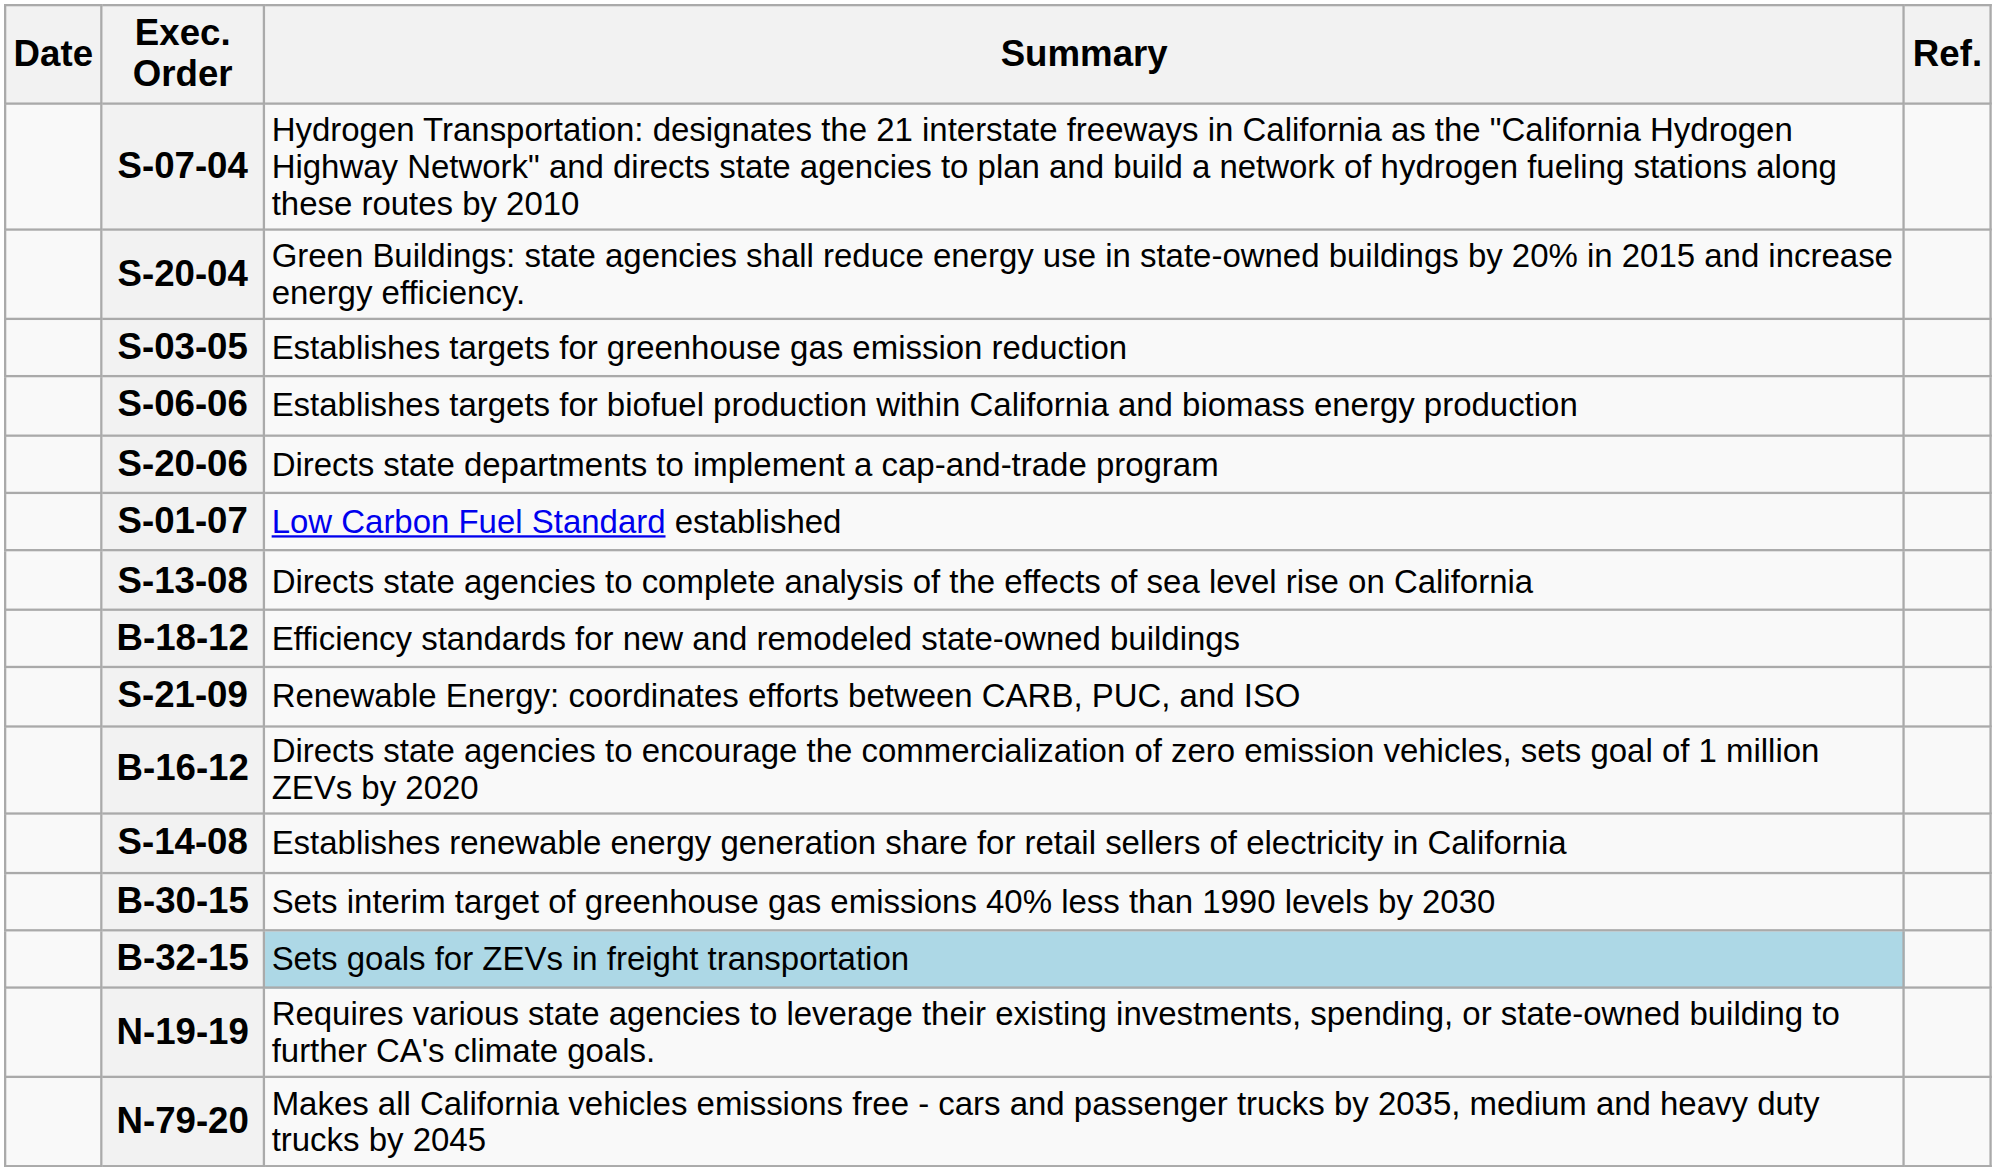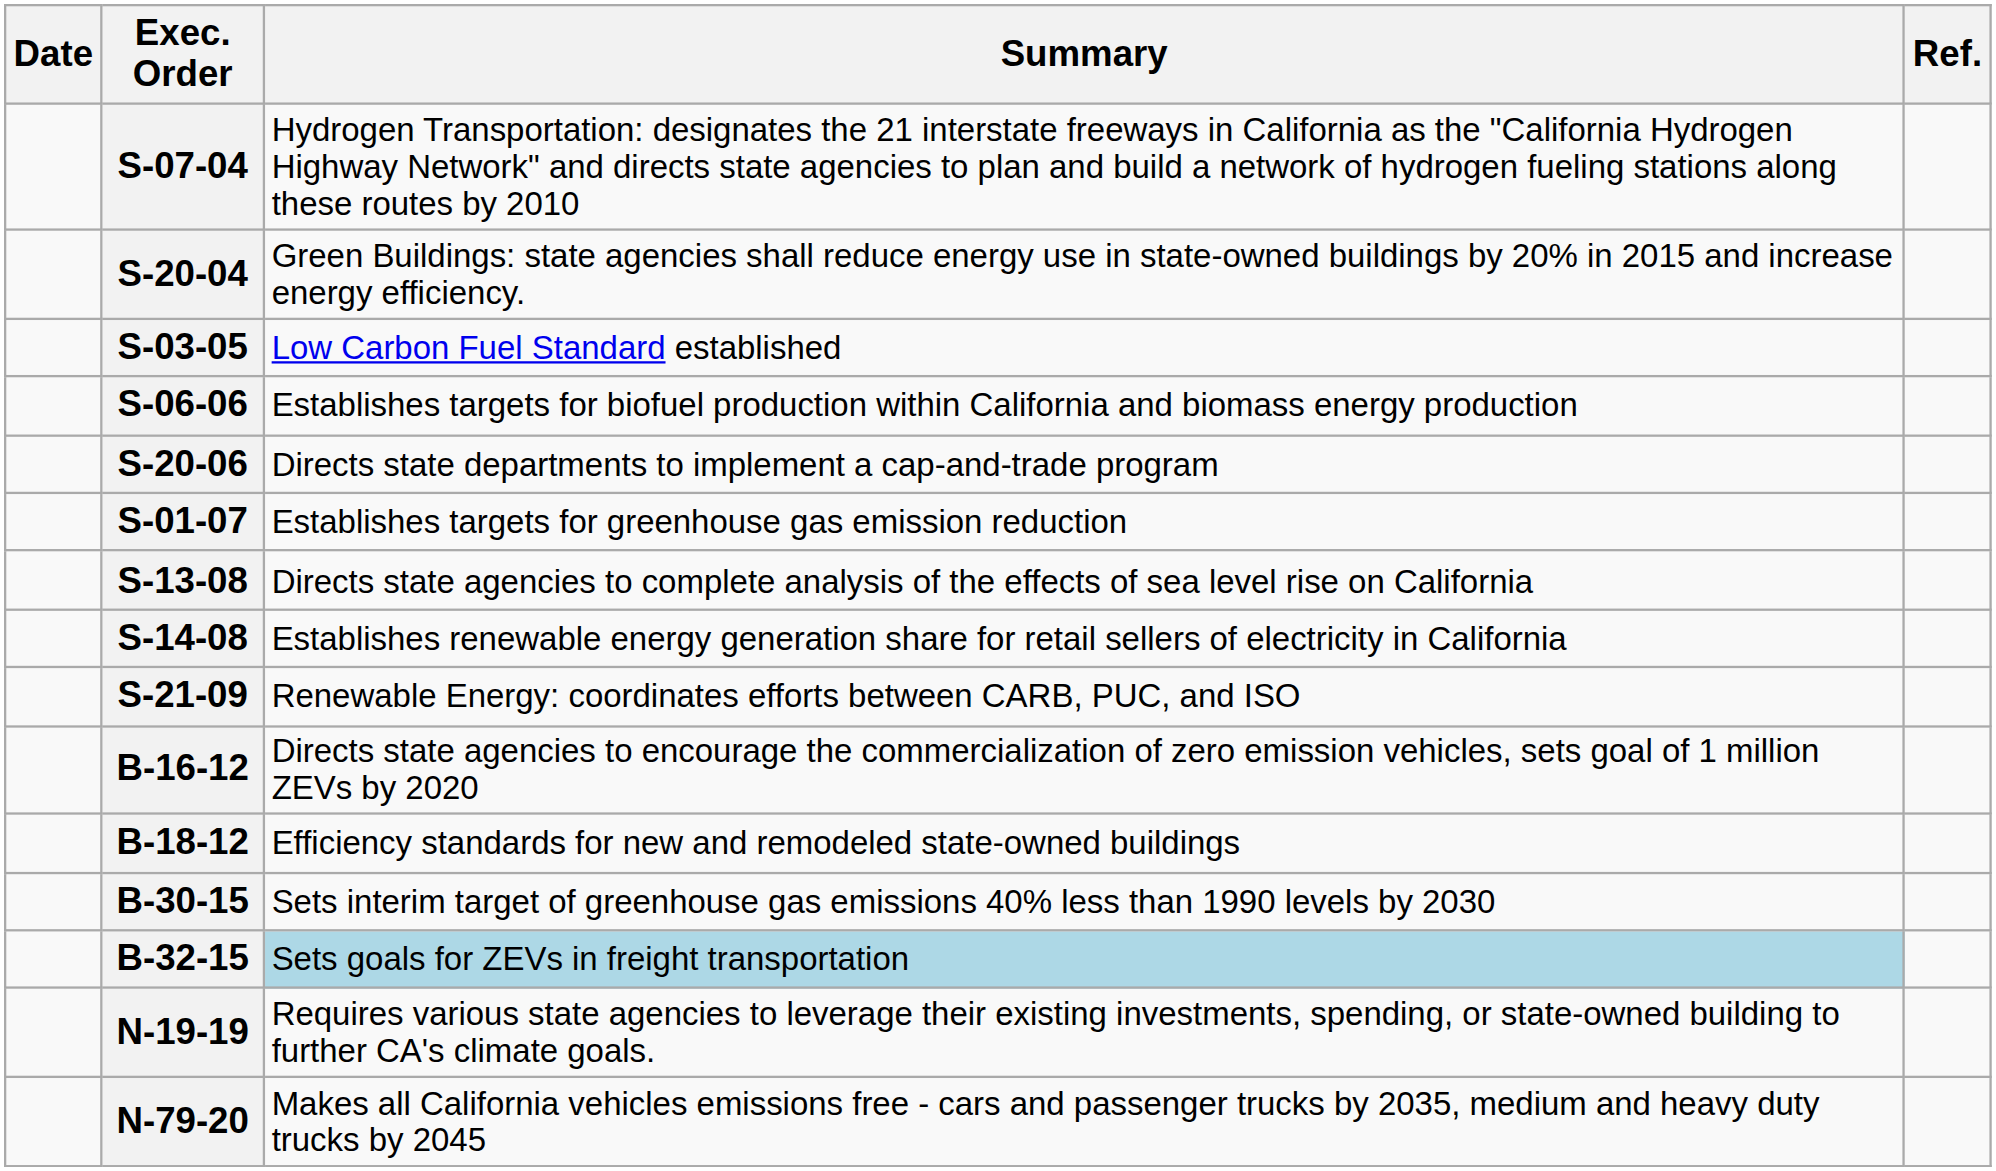(699, 348) Establishes targets for greenhouse gas emission reduction -> (557, 348) Low Carbon Fuel Standard established
(557, 522) Low Carbon Fuel Standard established -> (699, 522) Establishes targets for greenhouse gas emission reduction
rows swapped: (183, 842) <-> (183, 637)
